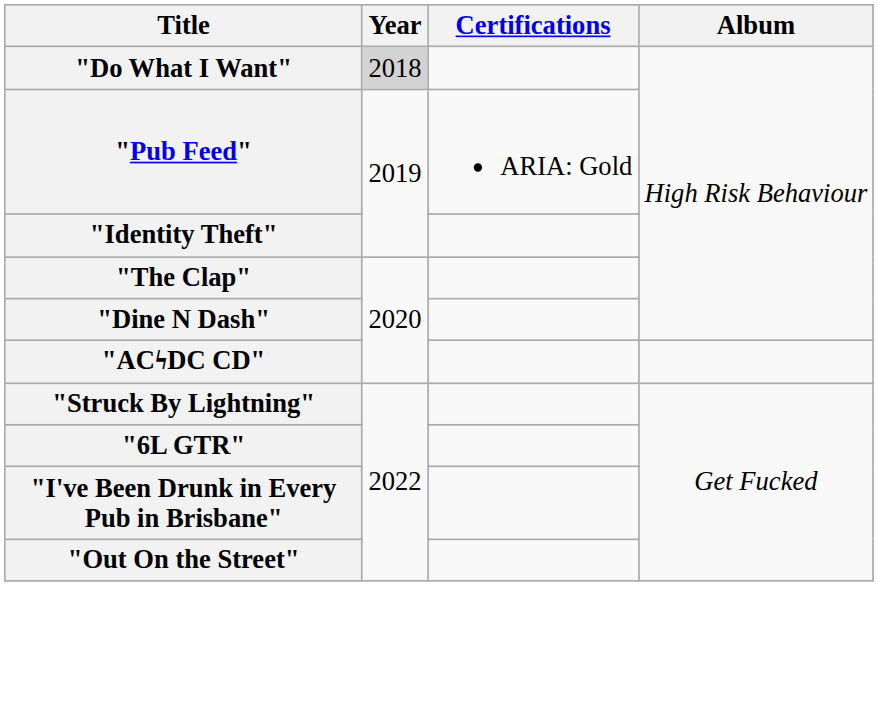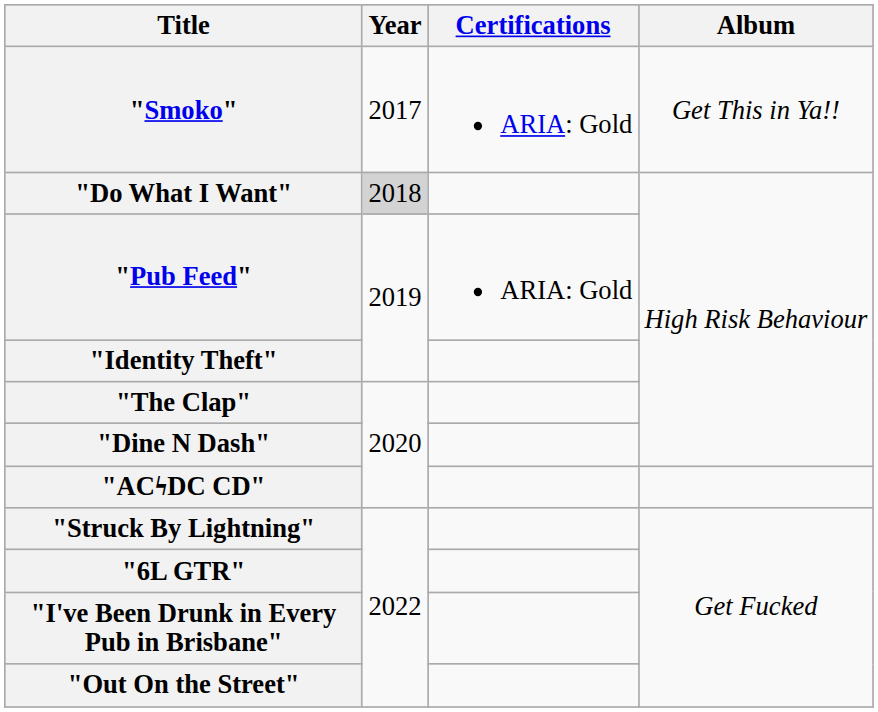+ row: (184, 109)
